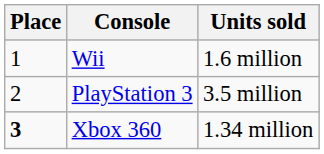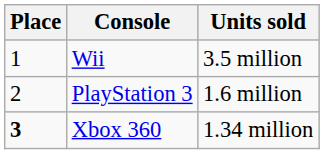(253, 58) 1.6 million -> (253, 58) 3.5 million
(253, 93) 3.5 million -> (253, 93) 1.6 million
